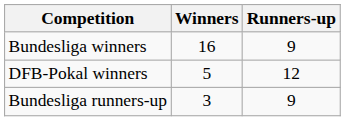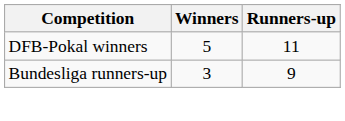- row: (78, 45)
(291, 73) 12 -> (291, 45) 11
